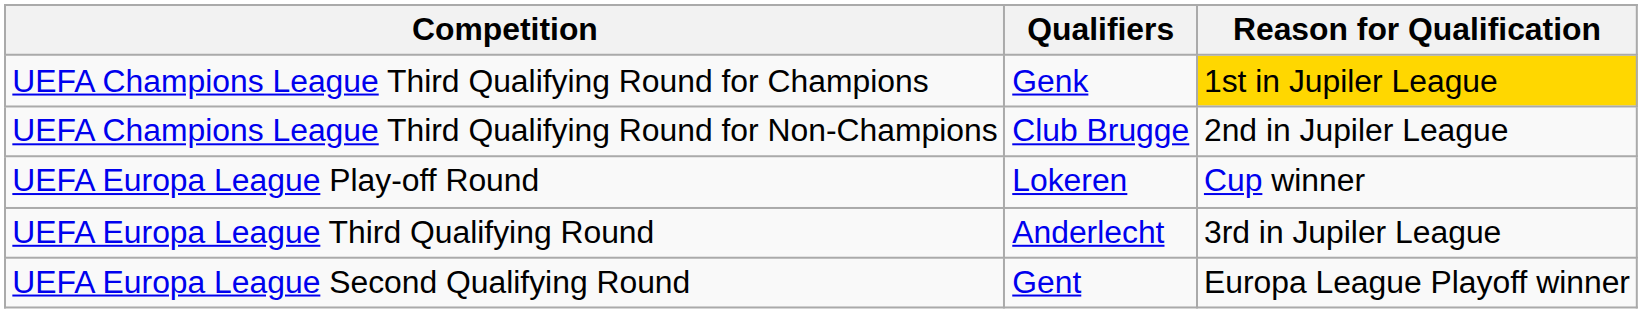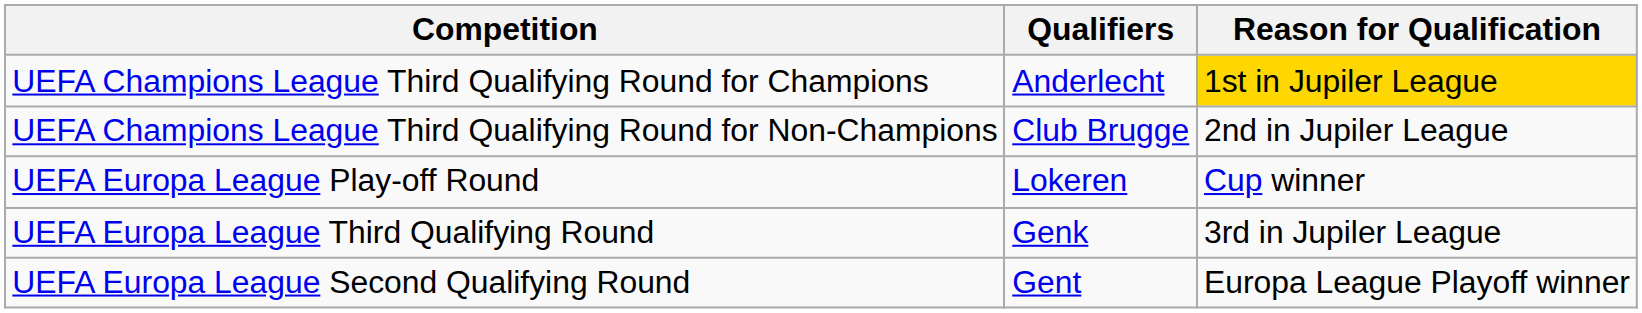(1050, 80) Genk -> (1088, 80) Anderlecht
(1088, 231) Anderlecht -> (1050, 231) Genk
